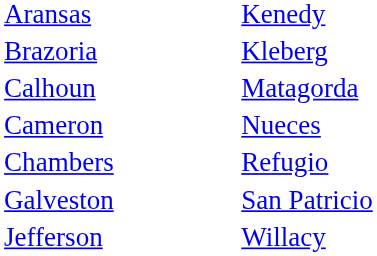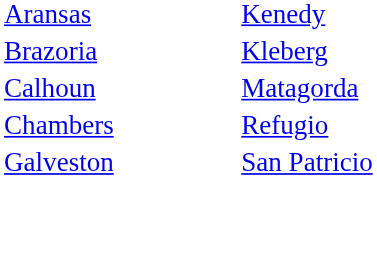- row: (54, 125)
- row: (53, 237)
